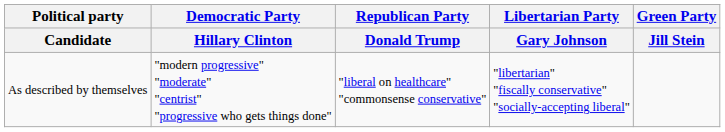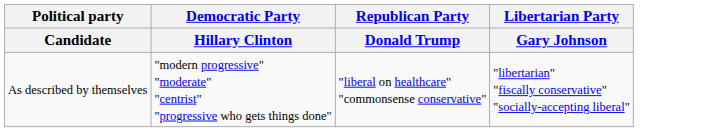- column: (676, 40)
